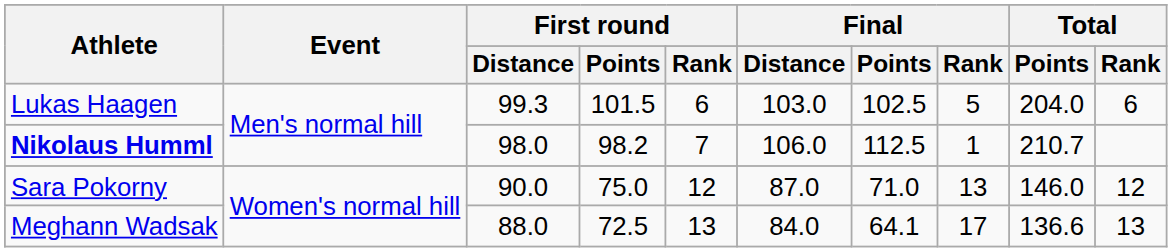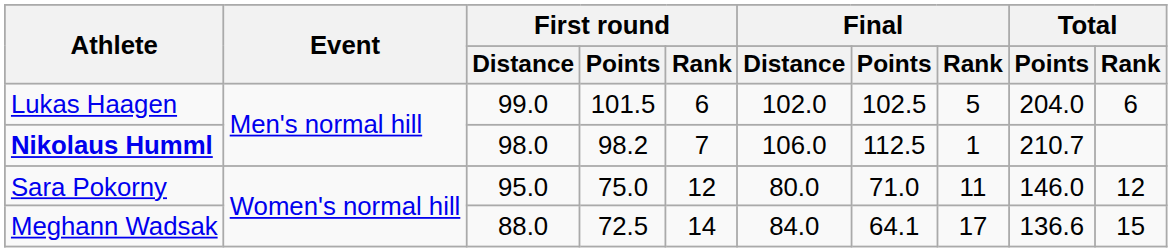(523, 105) 99.3 -> (523, 105) 99.0
(794, 105) 103.0 -> (794, 105) 102.0
(523, 186) 90.0 -> (523, 186) 95.0
(794, 186) 87.0 -> (794, 186) 80.0
(973, 186) 13 -> (973, 186) 11
(702, 227) 13 -> (702, 227) 14
(1131, 227) 13 -> (1131, 227) 15
